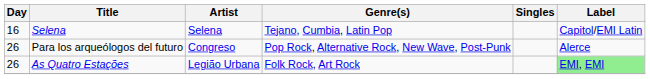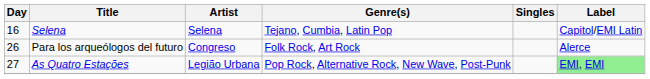(388, 47) Pop Rock, Alternative Rock, New Wave, Post-Punk -> (312, 47) Folk Rock, Art Rock
(13, 64) 26 -> (13, 64) 27
(312, 64) Folk Rock, Art Rock -> (388, 64) Pop Rock, Alternative Rock, New Wave, Post-Punk
